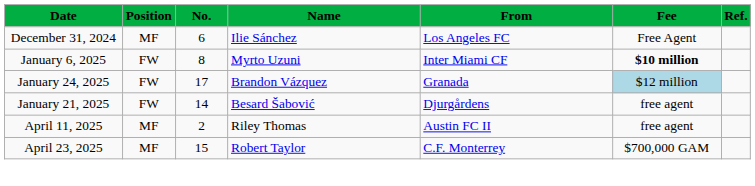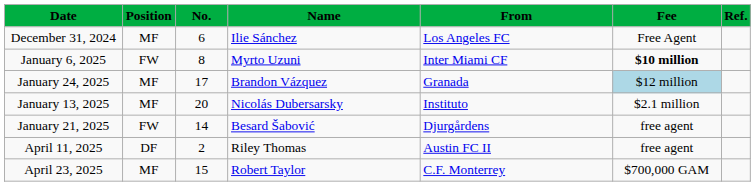(149, 82) FW -> (149, 82) MF
+ row: (63, 104)
(149, 126) MF -> (149, 148) DF
